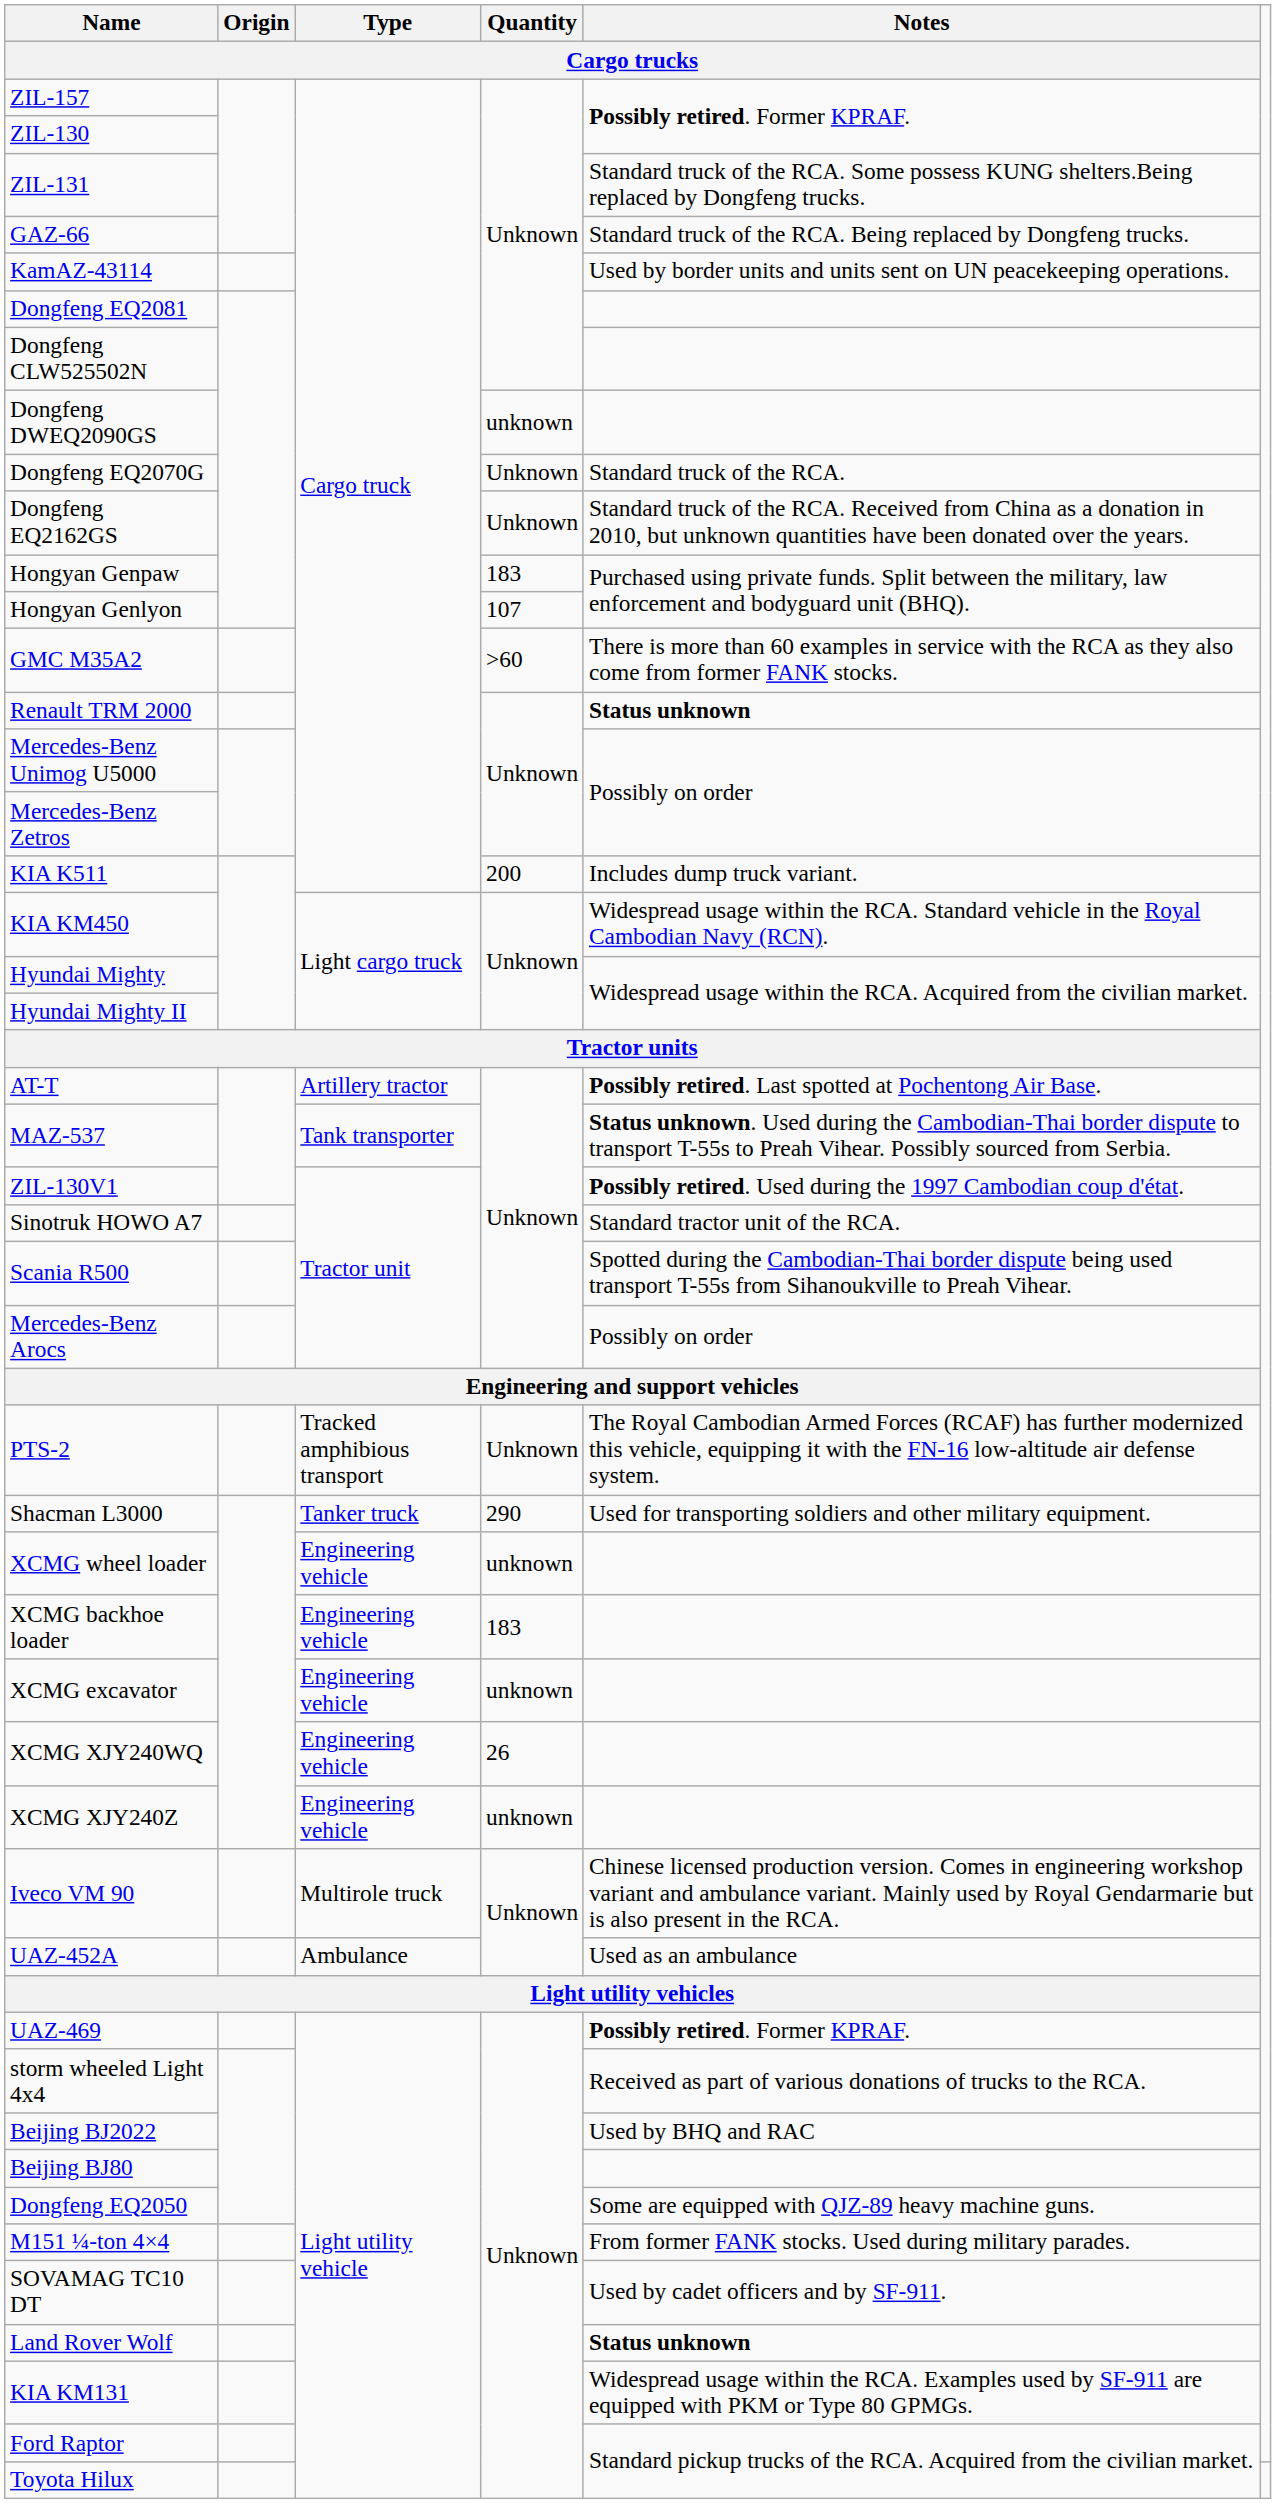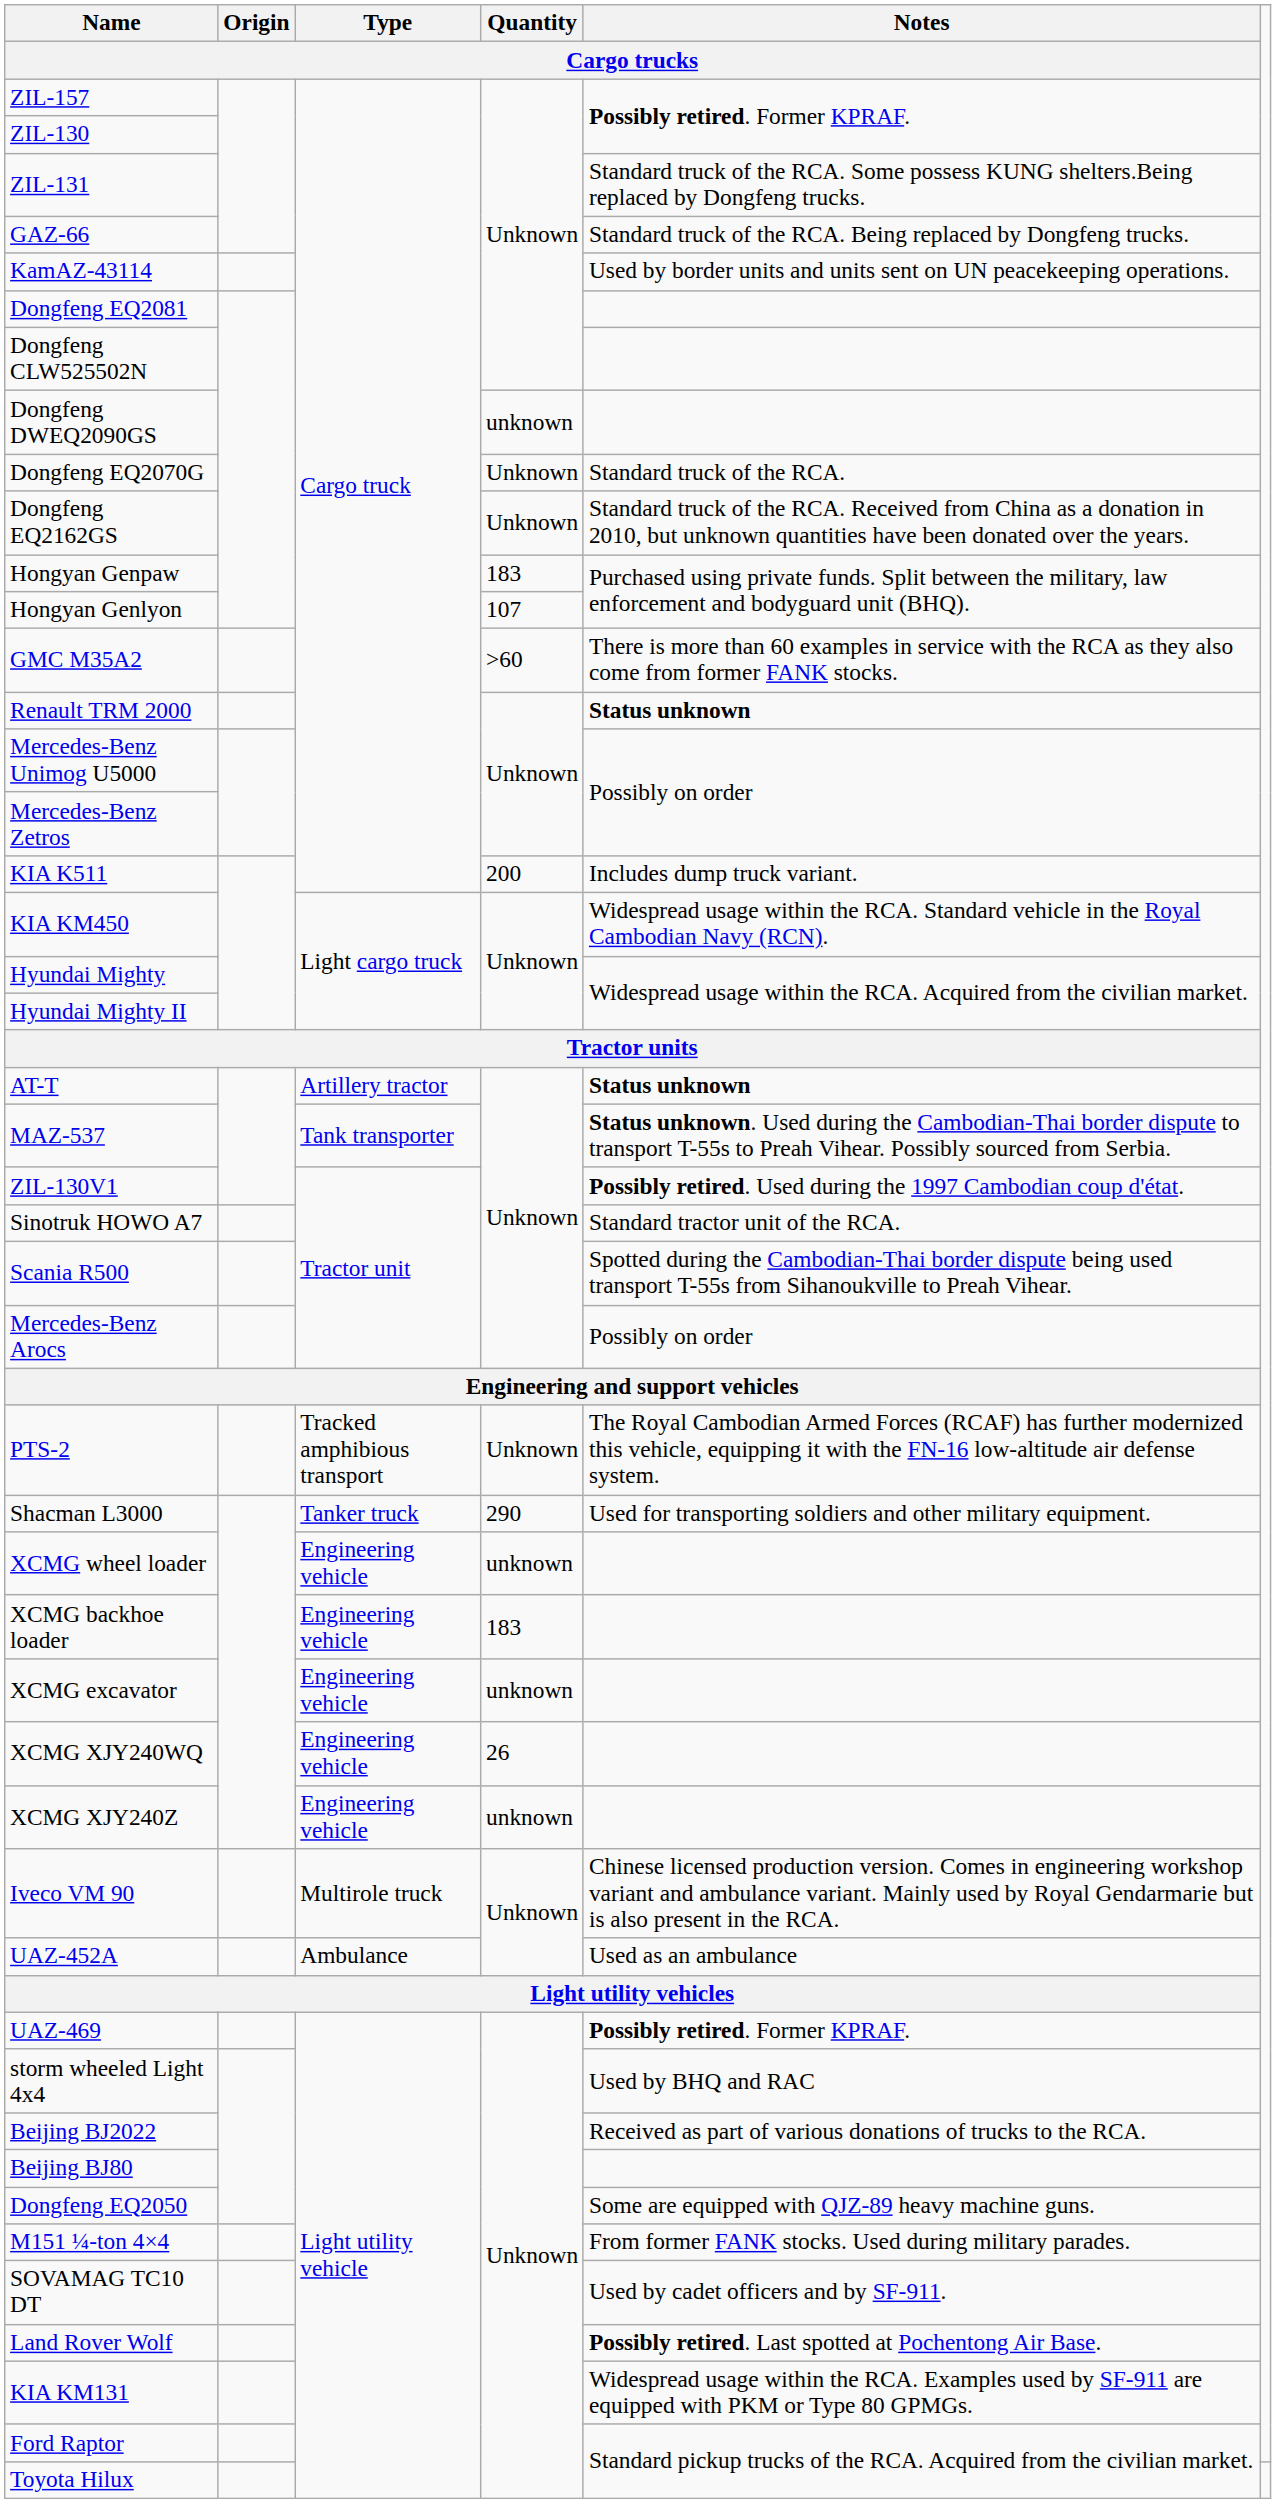(845, 1085) Possibly retired. Last spotted at Pochentong Air Base. -> (670, 1085) Status unknown
(868, 2080) Received as part of various donations of trucks to the RCA. -> (702, 2080) Used by BHQ and RAC
(702, 2130) Used by BHQ and RAC -> (868, 2130) Received as part of various donations of trucks to the RCA.
(670, 2342) Status unknown -> (845, 2342) Possibly retired. Last spotted at Pochentong Air Base.
